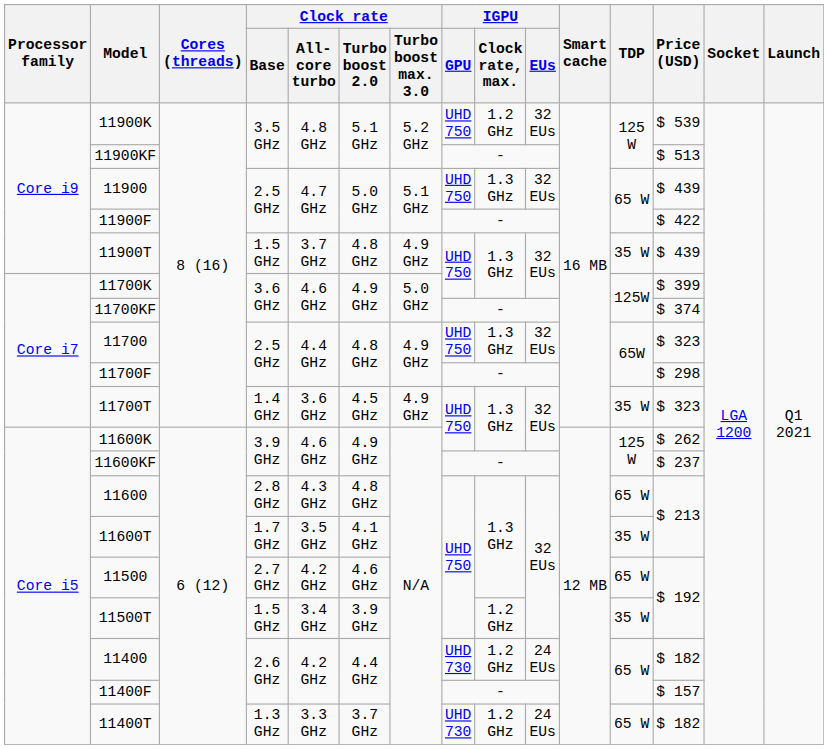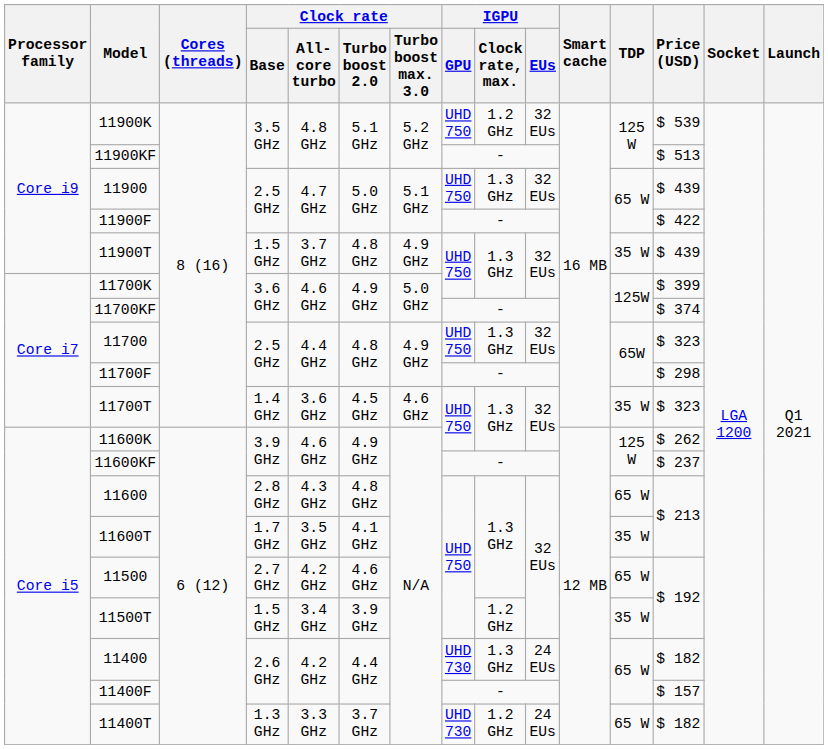(416, 407) 4.9 GHz -> (416, 407) 4.6 GHz
(500, 659) 1.2 GHz -> (500, 659) 1.3 GHz
